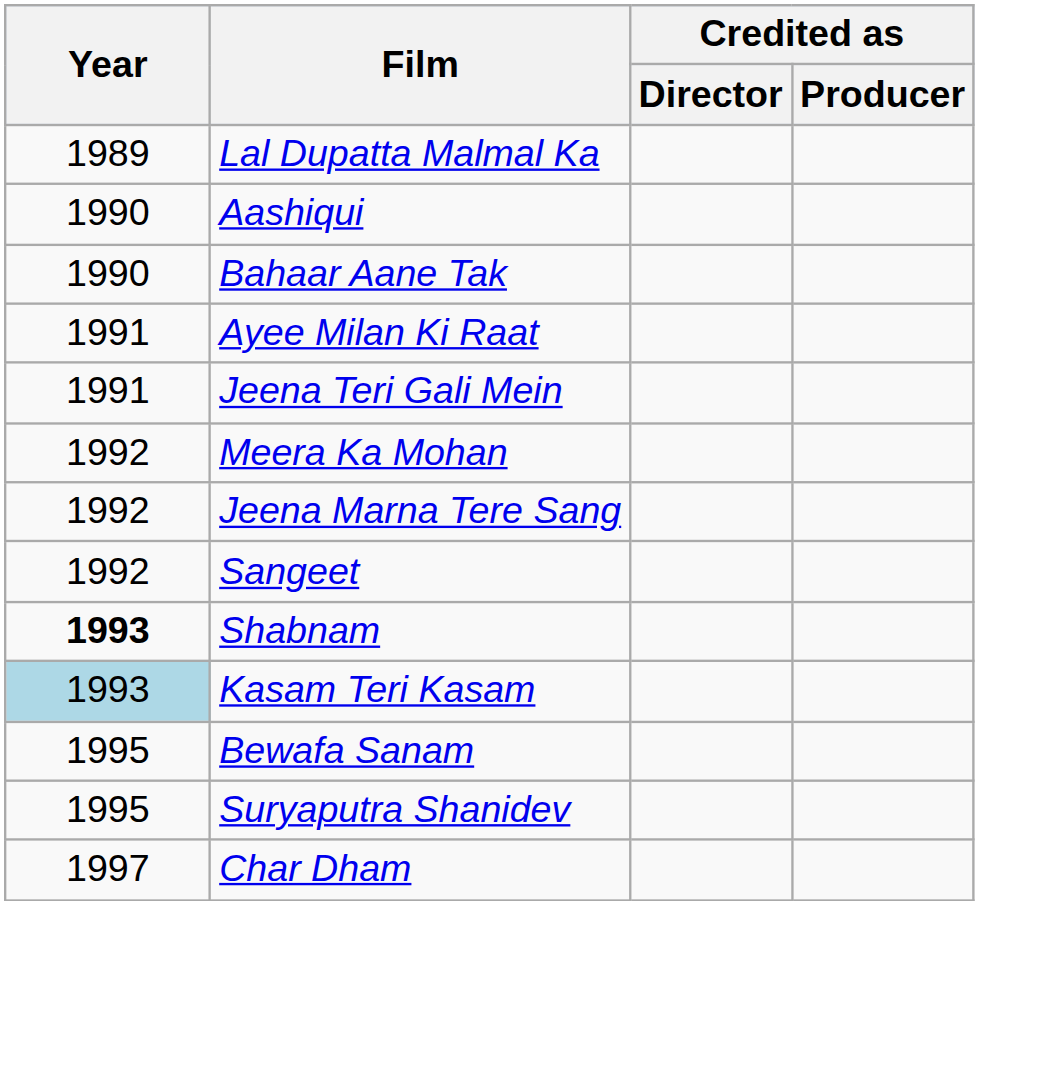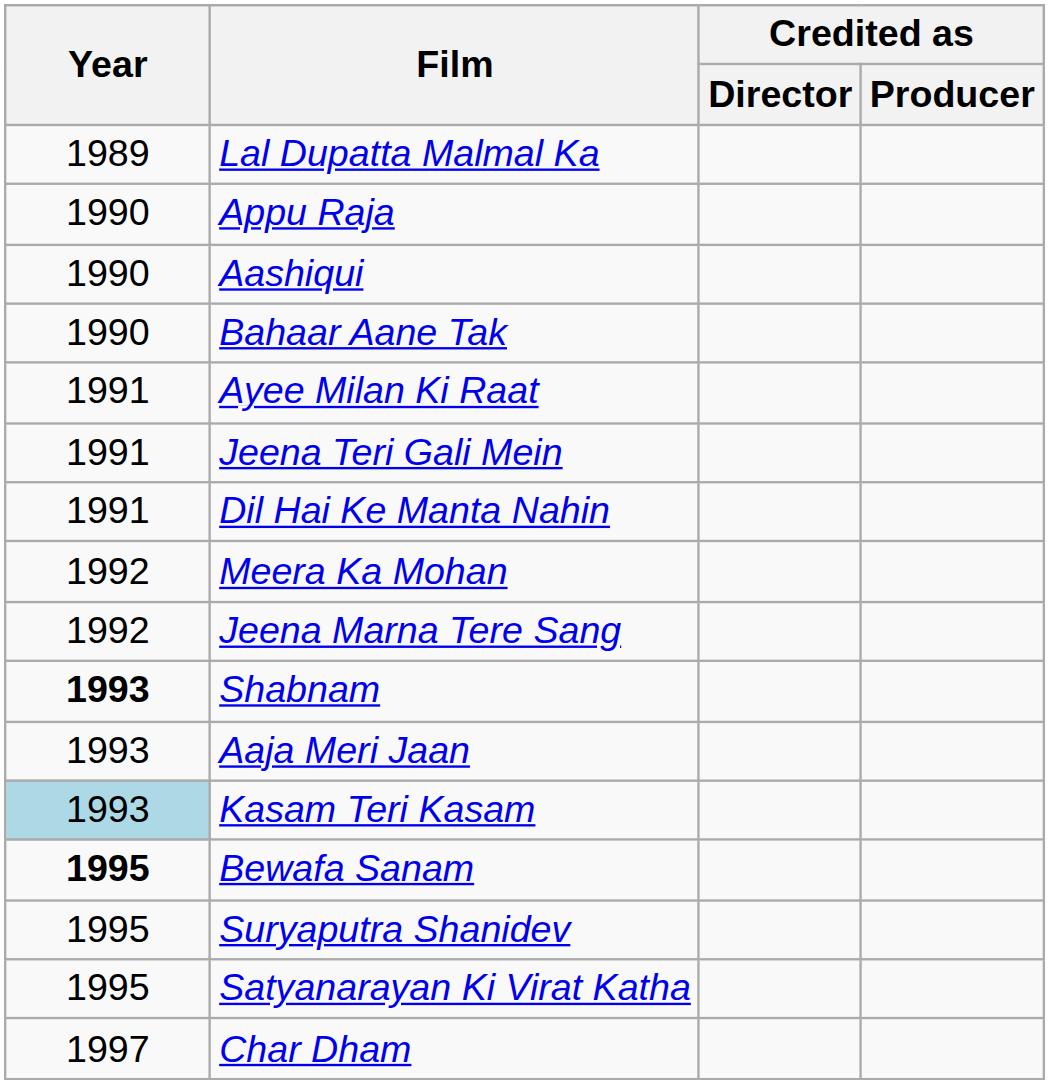+ row: (307, 213)
+ row: (415, 511)
- row: (289, 570)
+ row: (345, 749)
(108, 749) normal -> (108, 869) bold
+ row: (455, 988)
